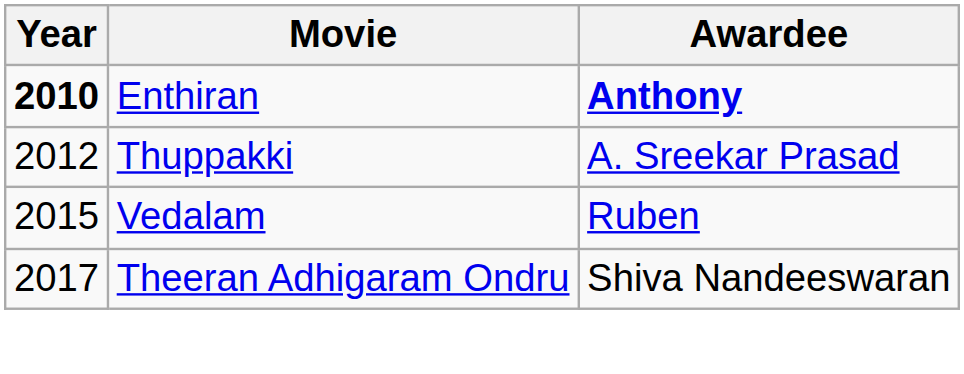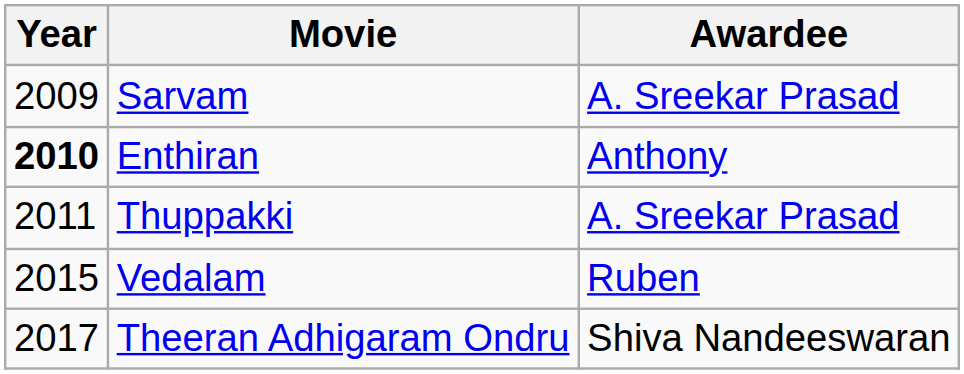+ row: (183, 95)
(665, 95) bold -> (657, 156) normal
(57, 156) 2012 -> (55, 216) 2011
